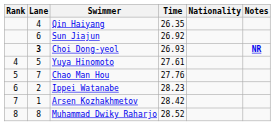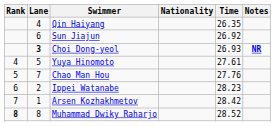columns swapped: (215, 11) <-> (173, 11)
(16, 114) normal -> (16, 114) bold
